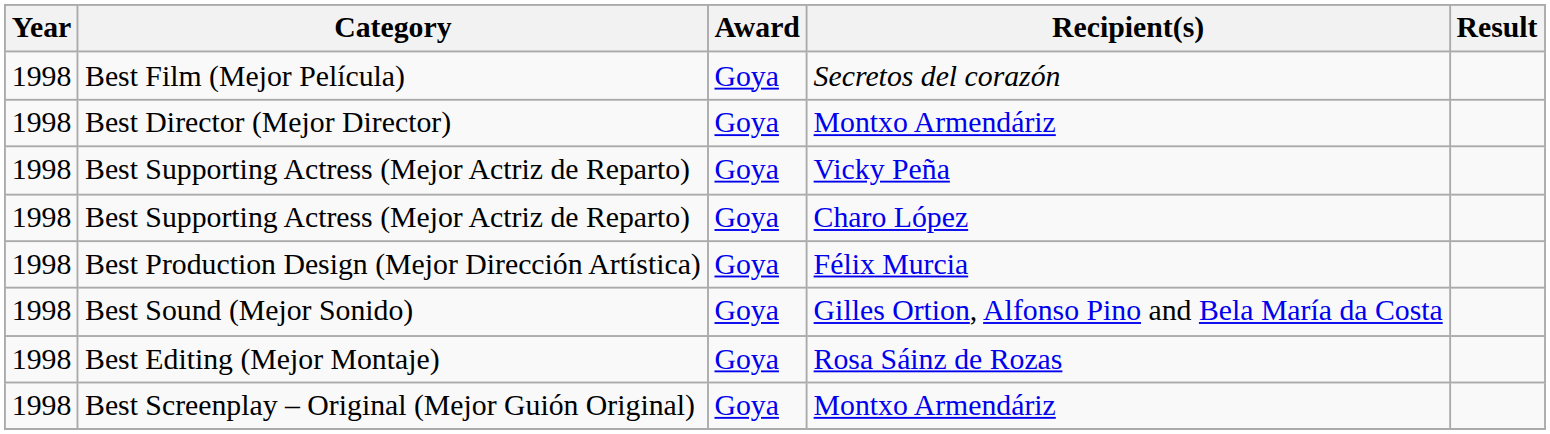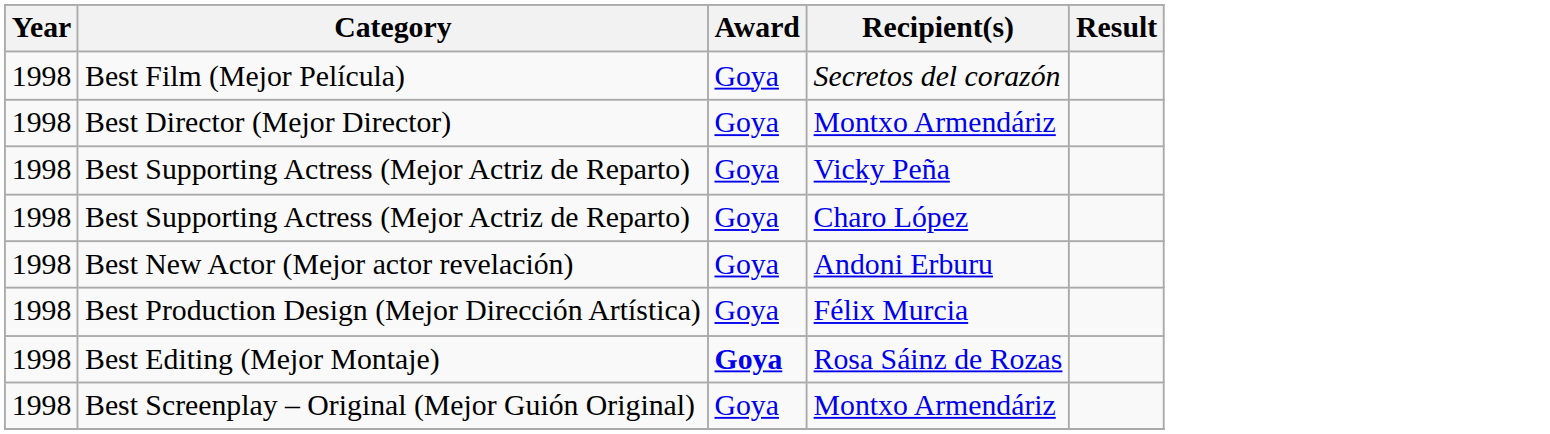+ row: (329, 264)
- row: (249, 311)
(747, 358) normal -> (748, 358) bold
